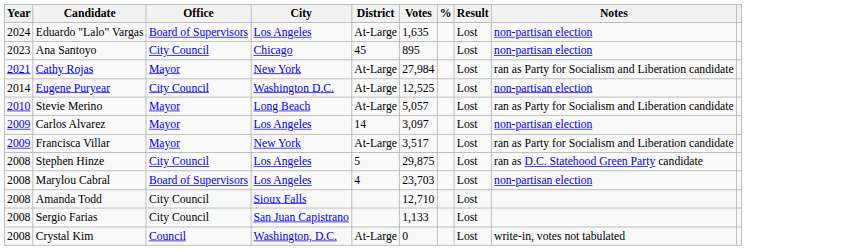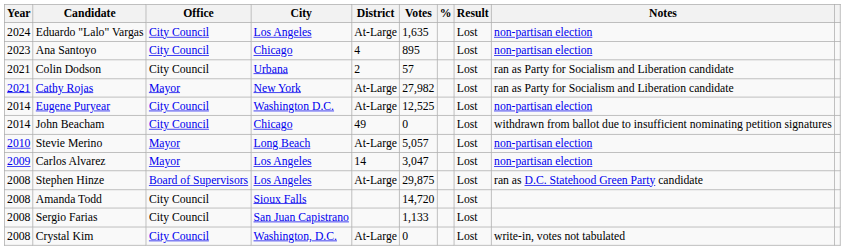(199, 32) Board of Supervisors -> (179, 32) City Council
(360, 50) 45 -> (357, 50) 4
+ row: (68, 69)
(418, 69) 27,984 -> (418, 87) 27,982
+ row: (70, 124)
(614, 106) ran as Party for Socialism and Liberation candidate -> (543, 143) non-partisan election
(415, 124) 3,097 -> (415, 161) 3,047
- row: (73, 143)
(179, 161) City Council -> (199, 180) Board of Supervisors
(357, 161) 5 -> (376, 180) At-Large
- row: (73, 180)
(418, 198) 12,710 -> (418, 198) 14,720
(167, 236) Council -> (179, 236) City Council
